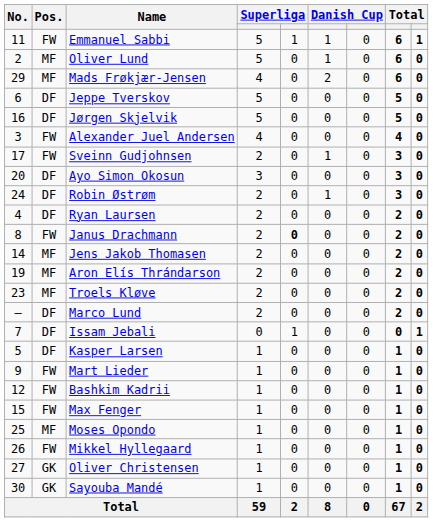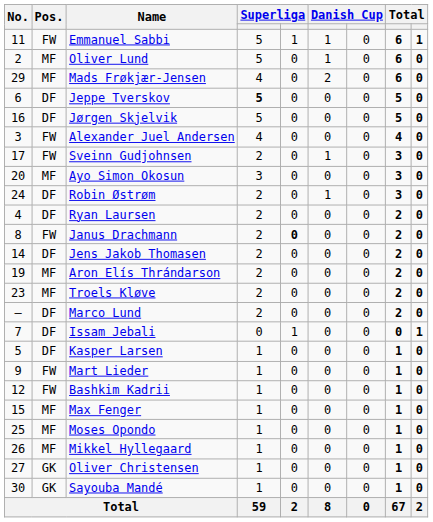(259, 98) normal -> (259, 98) bold
(49, 176) DF -> (49, 176) MF
(49, 254) MF -> (49, 254) DF
(49, 410) FW -> (49, 410) MF
(49, 449) FW -> (49, 449) MF
